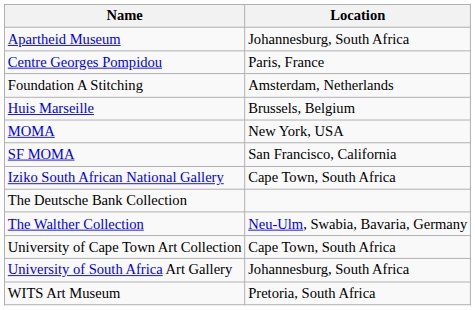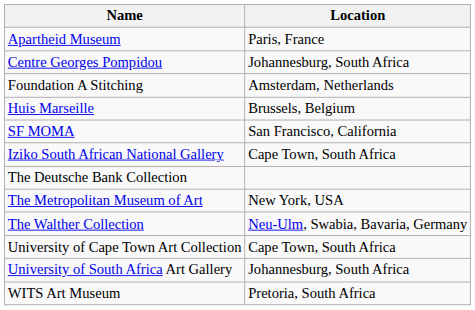(329, 39) Johannesburg, South Africa -> (286, 39) Paris, France
(286, 62) Paris, France -> (329, 62) Johannesburg, South Africa
- row: (31, 131)
+ row: (105, 200)
